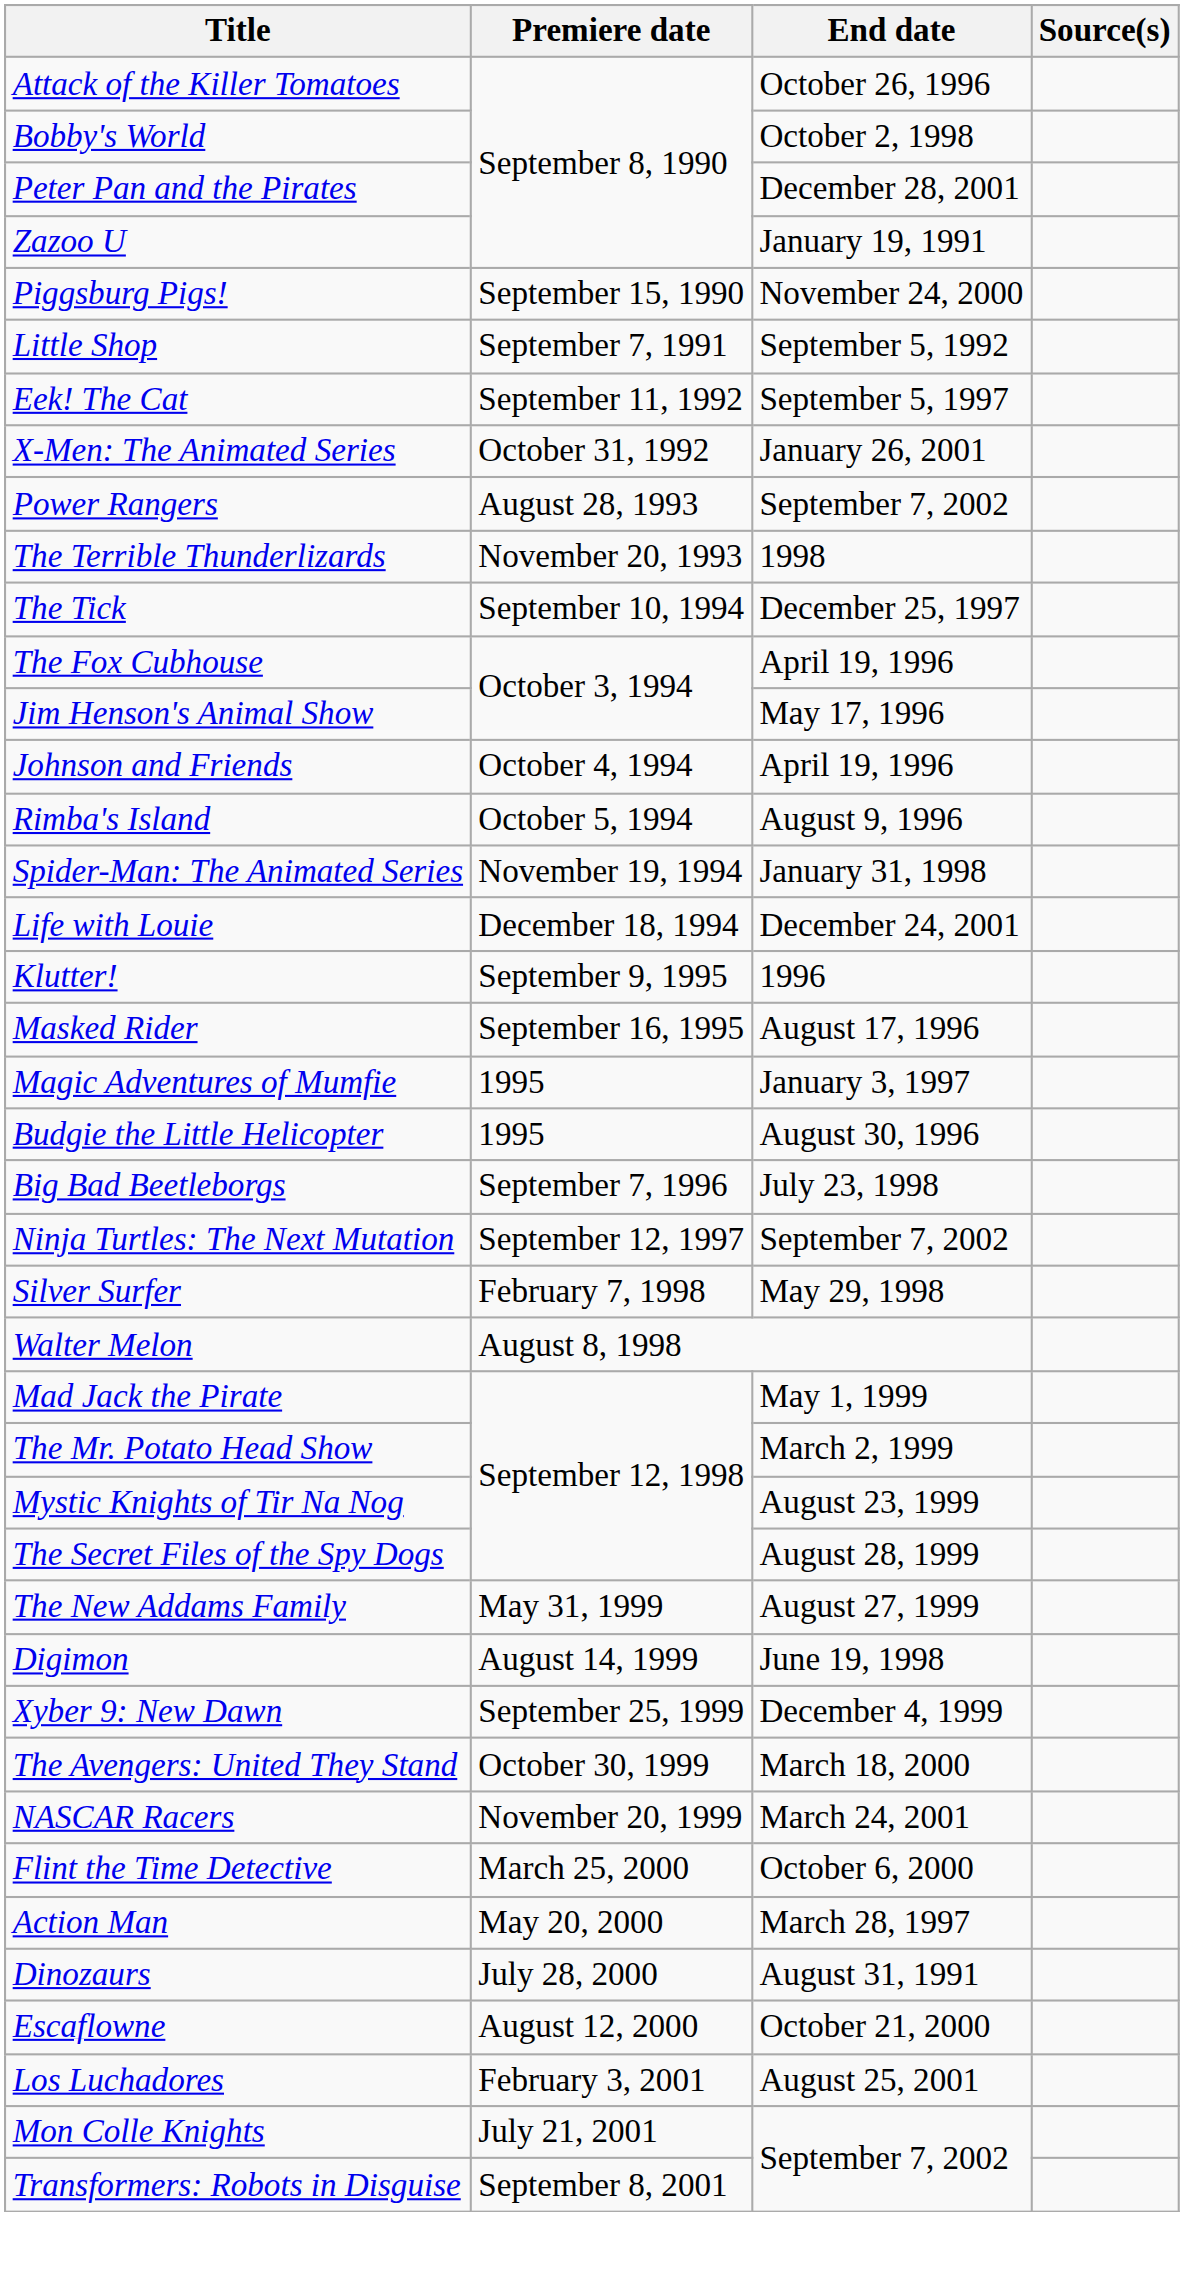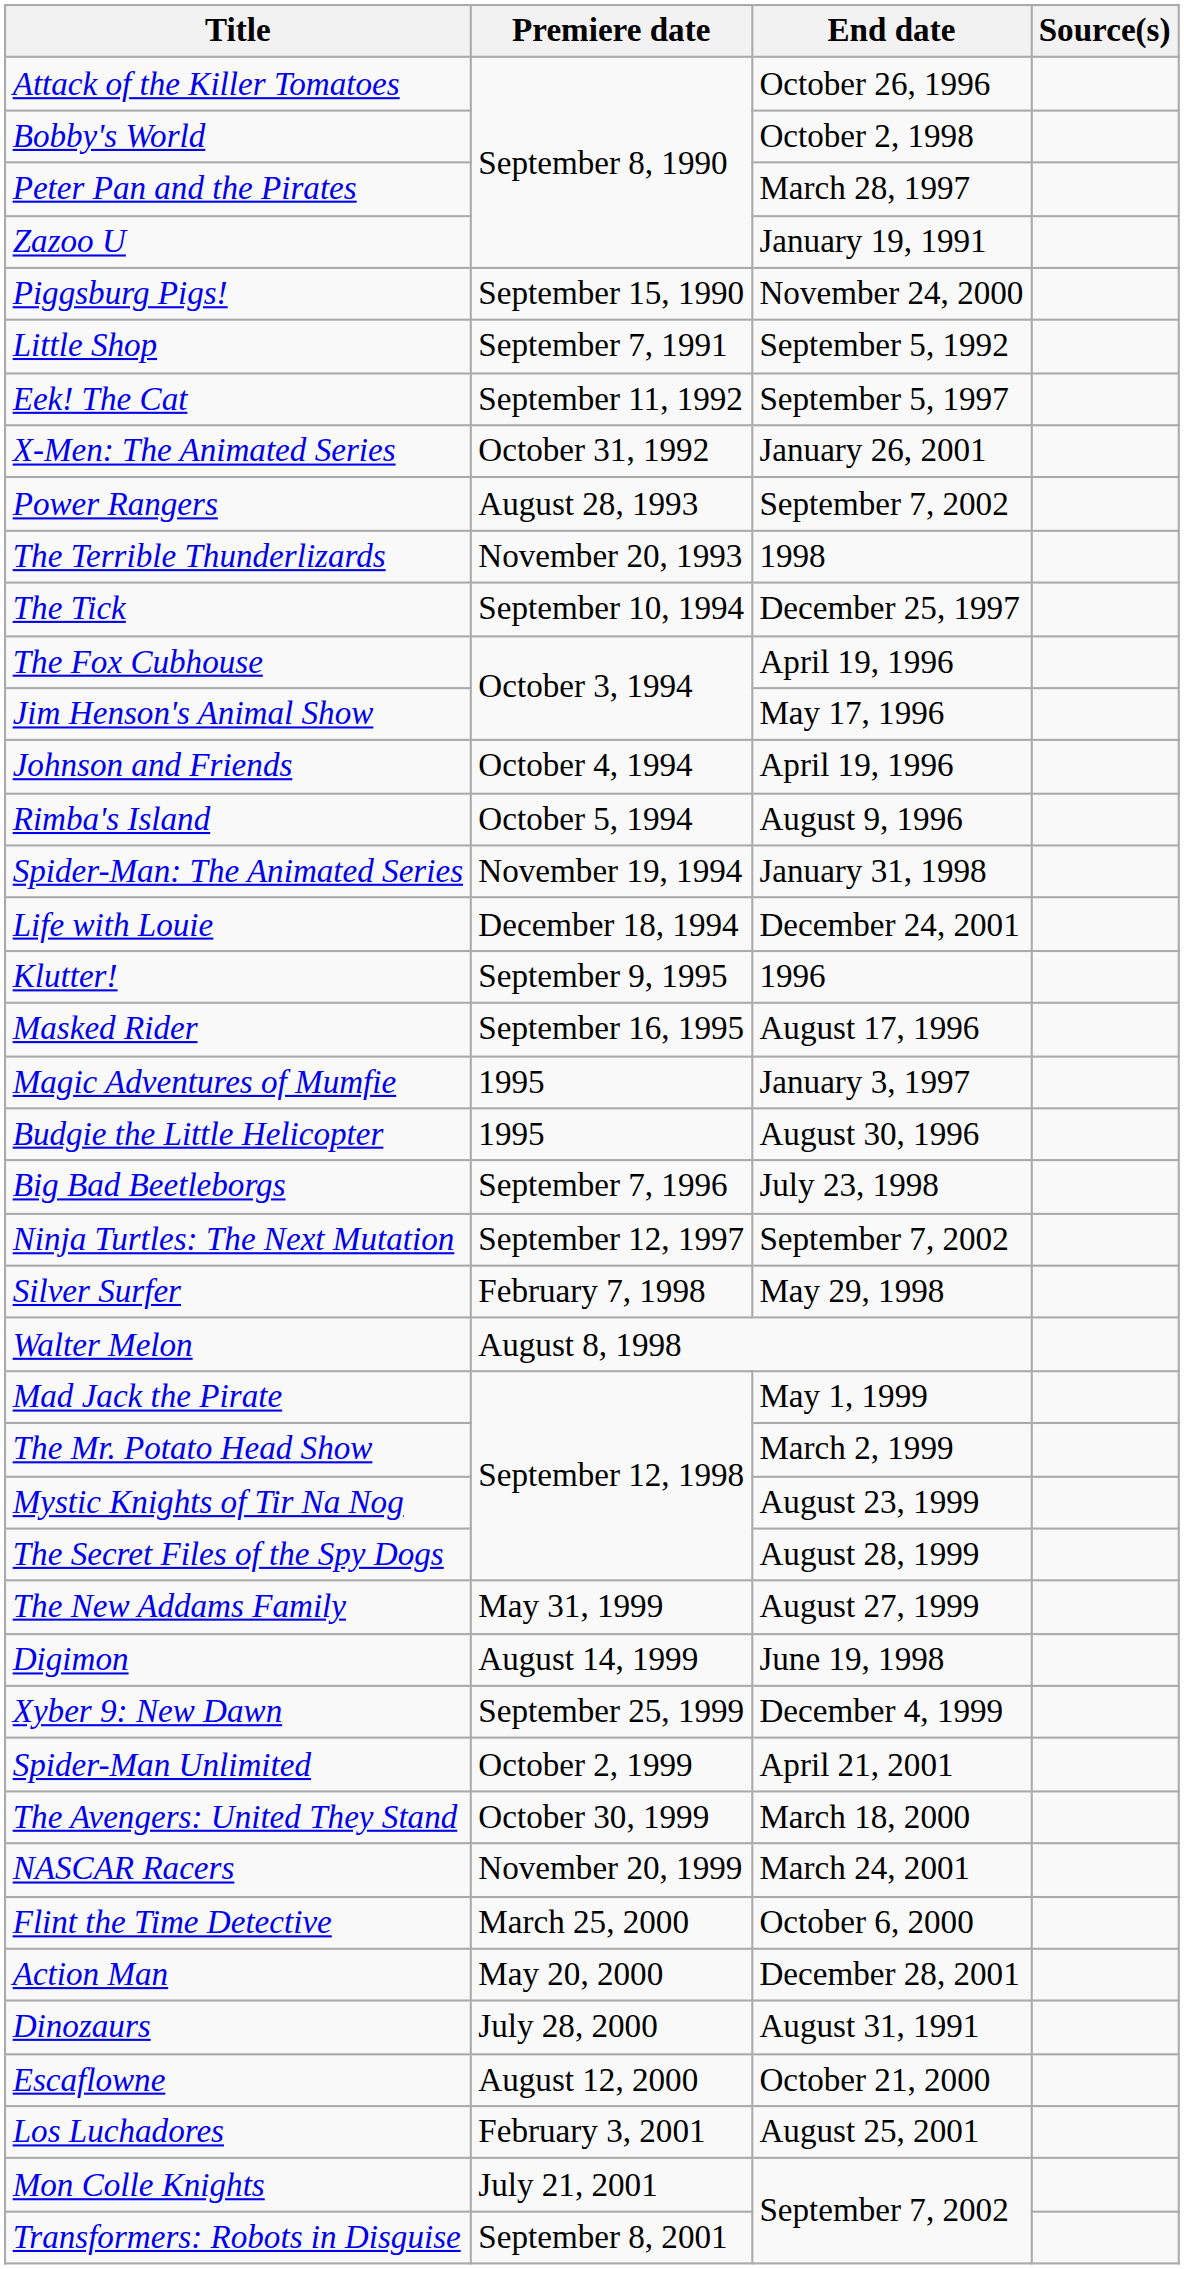(890, 188) December 28, 2001 -> (865, 188) March 28, 1997
+ row: (162, 1764)
(865, 1921) March 28, 1997 -> (890, 1974) December 28, 2001
